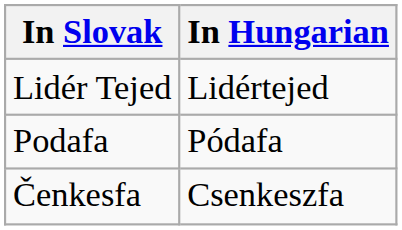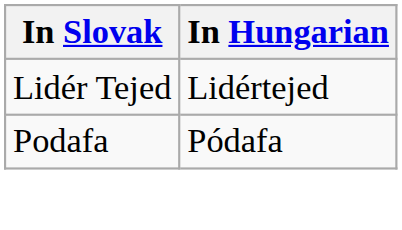- row: (77, 195)
